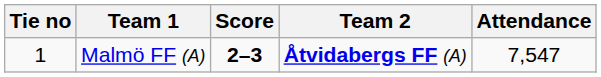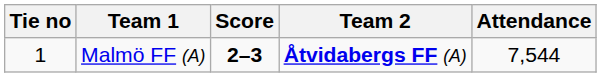(534, 54) 7,547 -> (534, 54) 7,544
